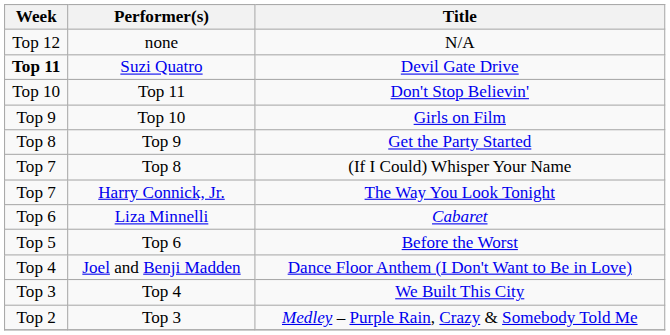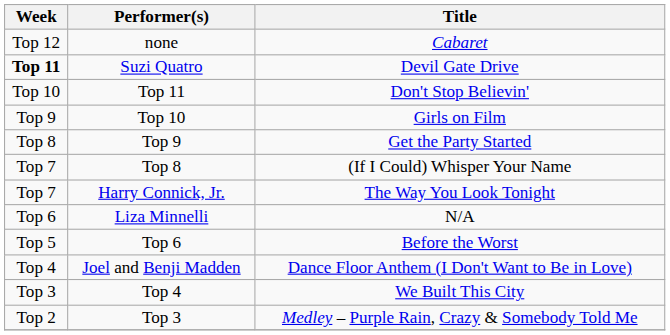(460, 42) N/A -> (460, 42) Cabaret
(460, 217) Cabaret -> (460, 217) N/A
